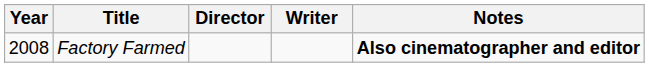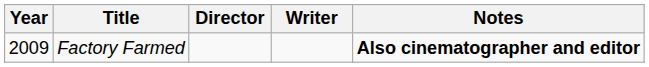(29, 47) 2008 -> (29, 47) 2009
